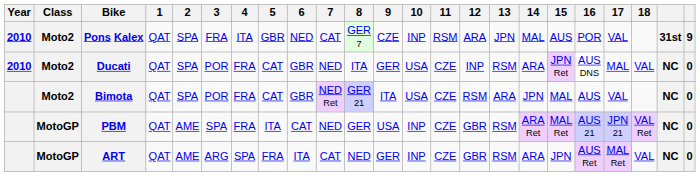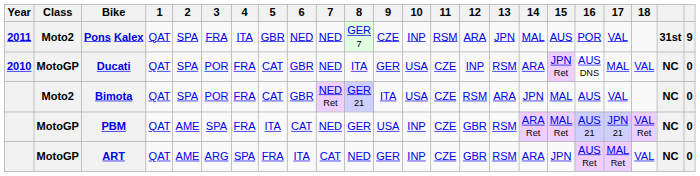(19, 36) 2010 -> (19, 36) 2011
(330, 36) CAT -> (330, 36) NED
(58, 66) Moto2 -> (58, 66) MotoGP
